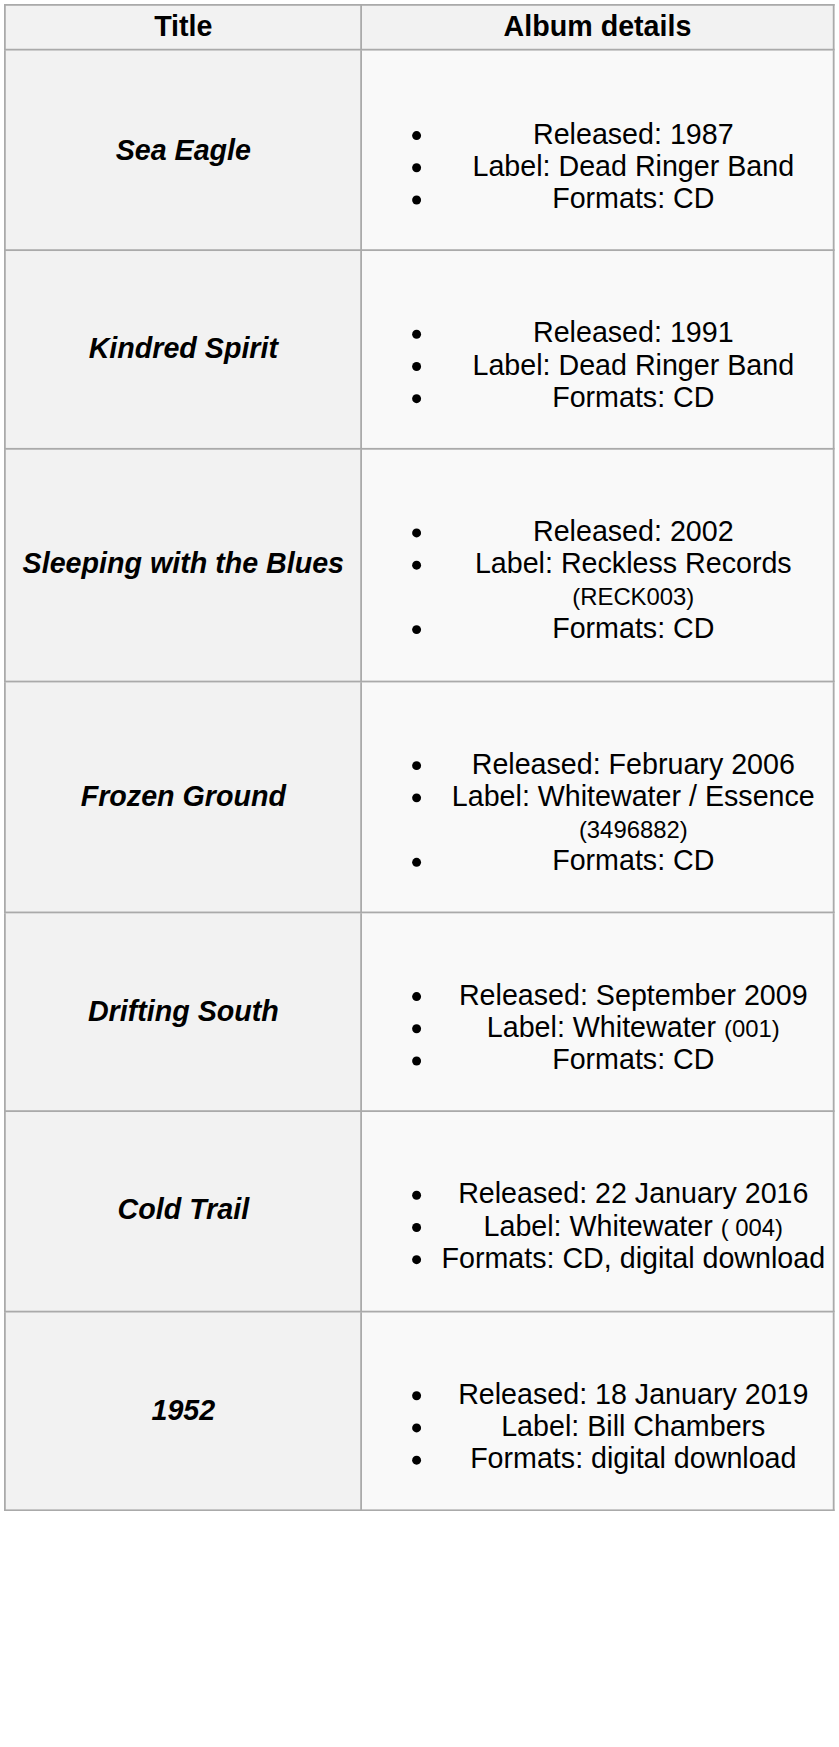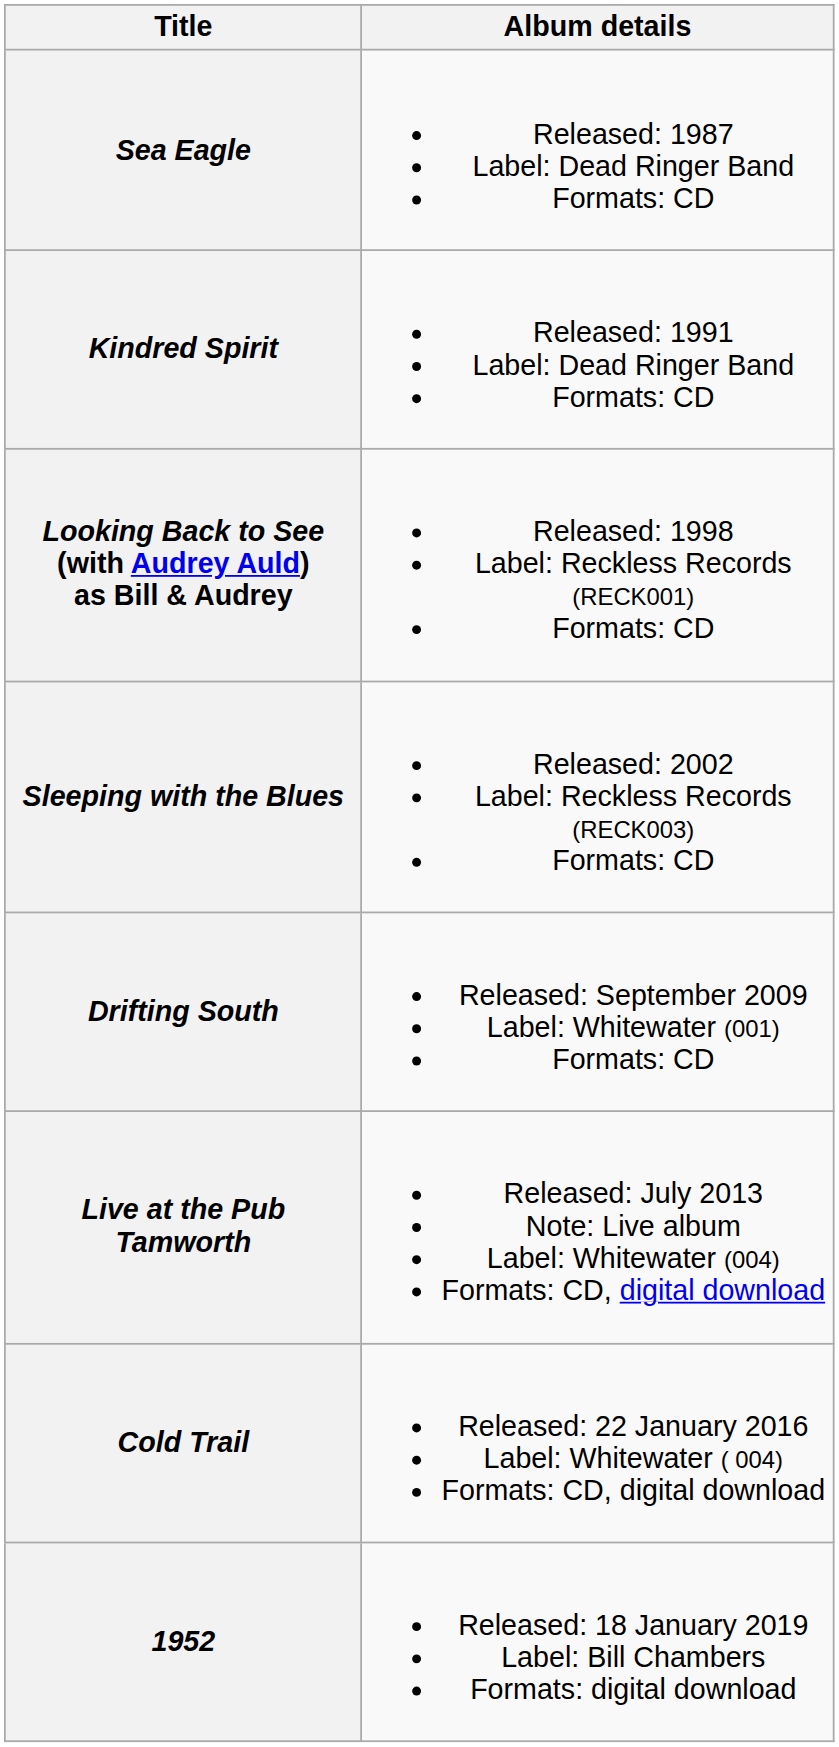+ row: (183, 564)
- row: (183, 796)
+ row: (183, 1226)
